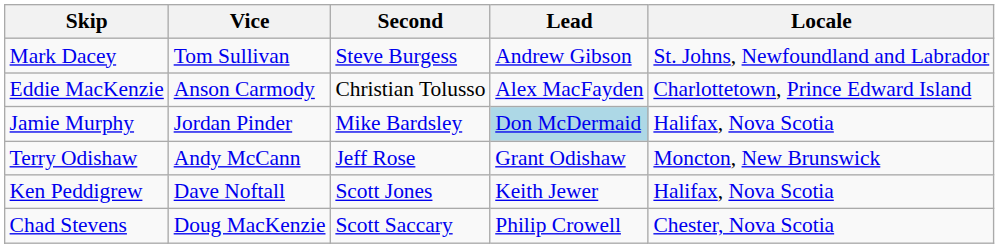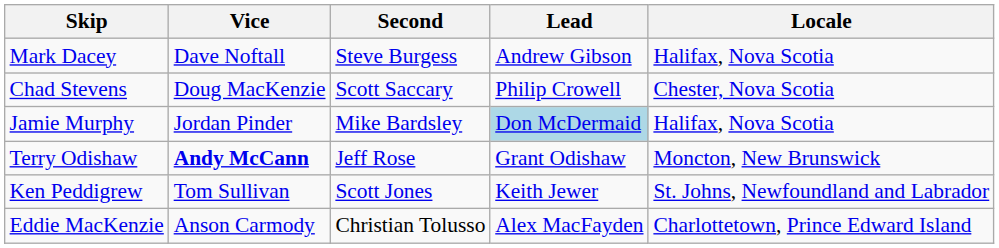(232, 55) Tom Sullivan -> (229, 55) Dave Noftall
(821, 55) St. Johns, Newfoundland and Labrador -> (744, 55) Halifax, Nova Scotia
rows swapped: (87, 89) <-> (68, 225)
(237, 157) normal -> (241, 157) bold
(229, 191) Dave Noftall -> (232, 191) Tom Sullivan
(744, 191) Halifax, Nova Scotia -> (821, 191) St. Johns, Newfoundland and Labrador
